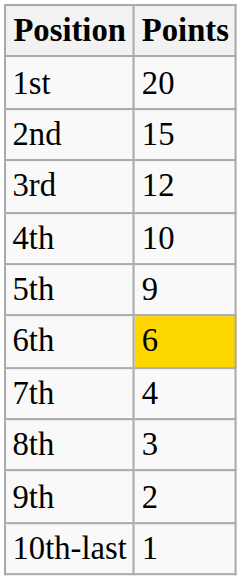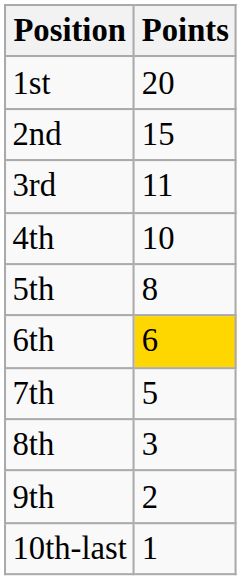(158, 185) 12 -> (158, 185) 11
(150, 289) 9 -> (150, 289) 8
(150, 392) 4 -> (150, 392) 5
